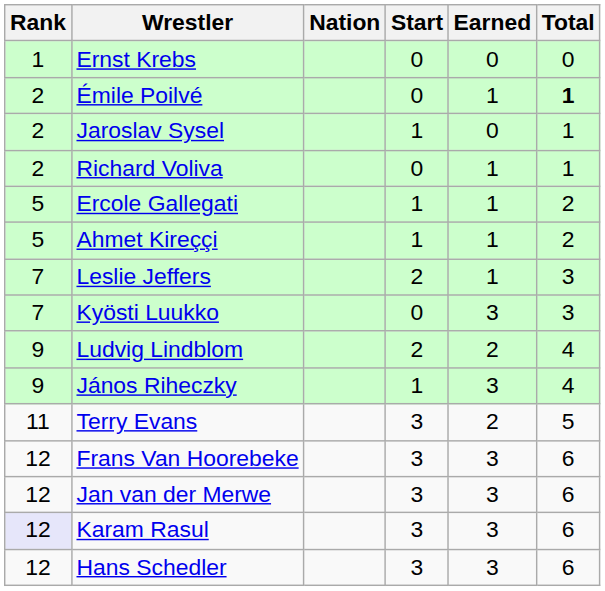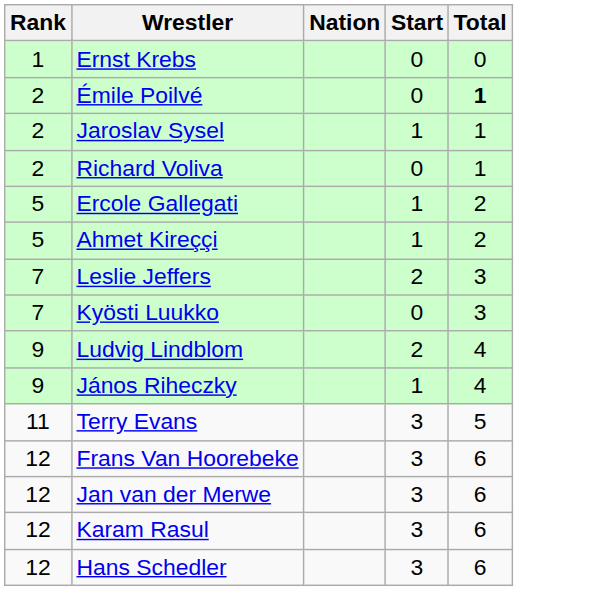- column: (492, 22)
(38, 530) lavender background -> (38, 530) no background
